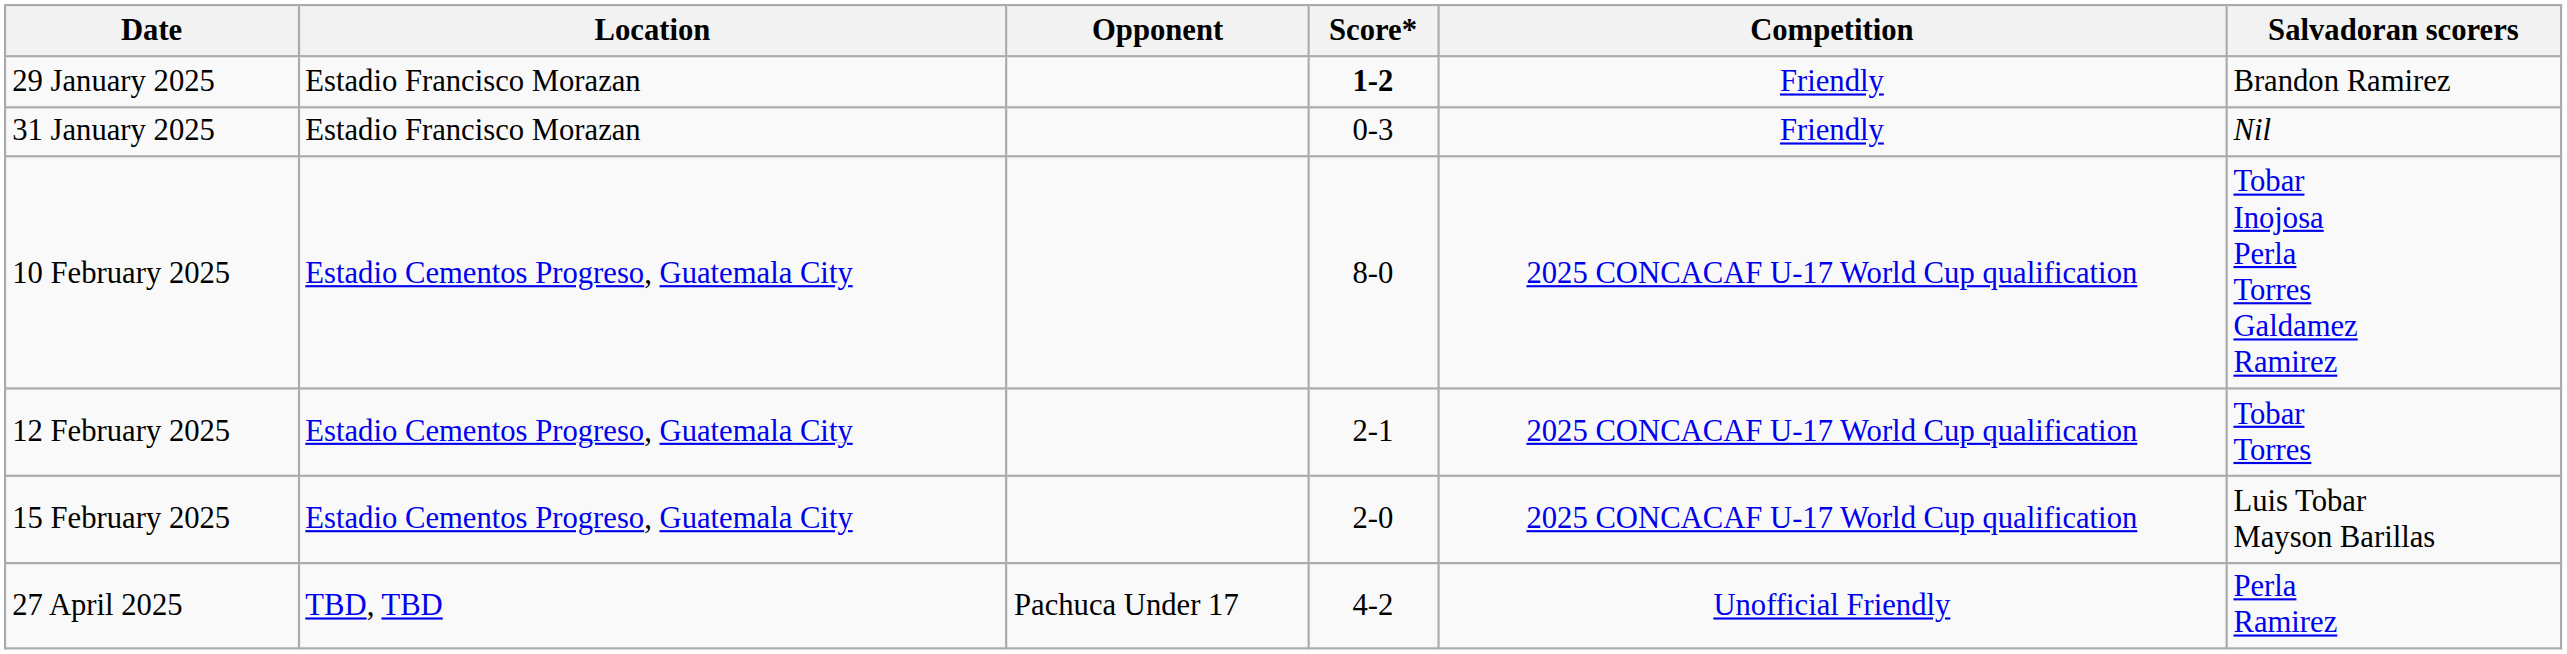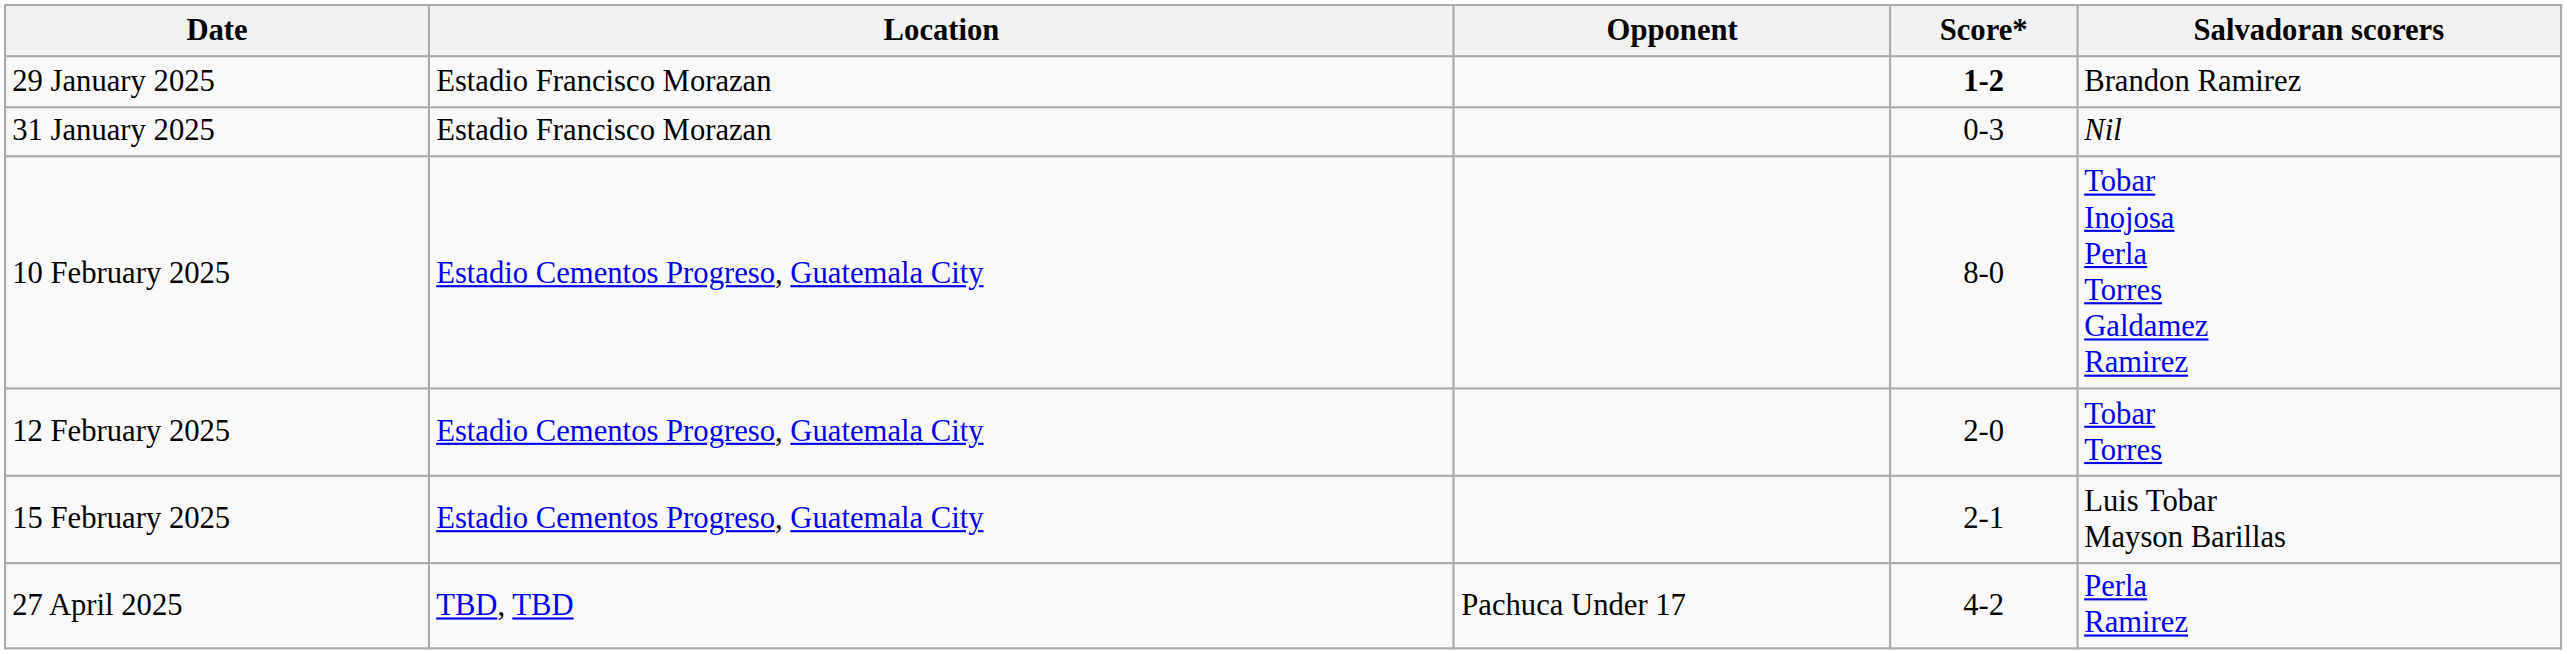- column: (1832, 30)
(1373, 431) 2-1 -> (1984, 431) 2-0
(1373, 518) 2-0 -> (1984, 518) 2-1
